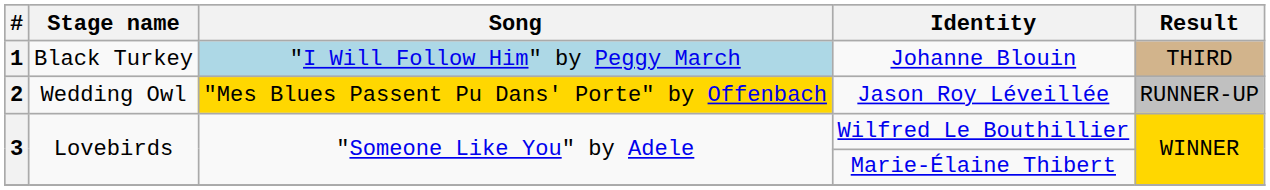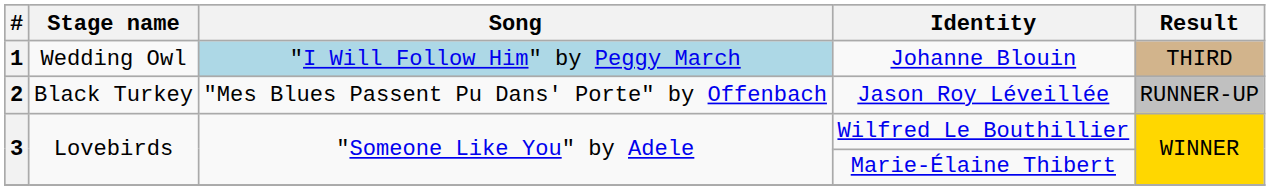(113, 59) Black Turkey -> (113, 59) Wedding Owl
(113, 95) Wedding Owl -> (113, 95) Black Turkey
(515, 95) gold background -> (515, 95) no background
